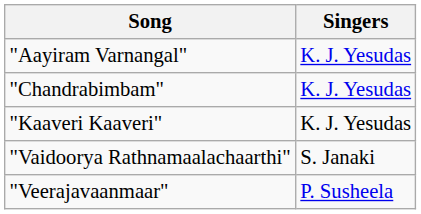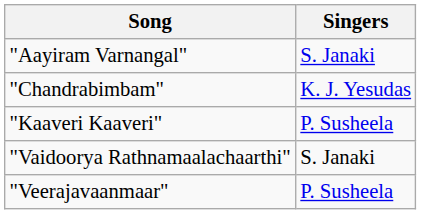(356, 55) K. J. Yesudas -> (338, 55) S. Janaki
(356, 123) K. J. Yesudas -> (347, 123) P. Susheela
